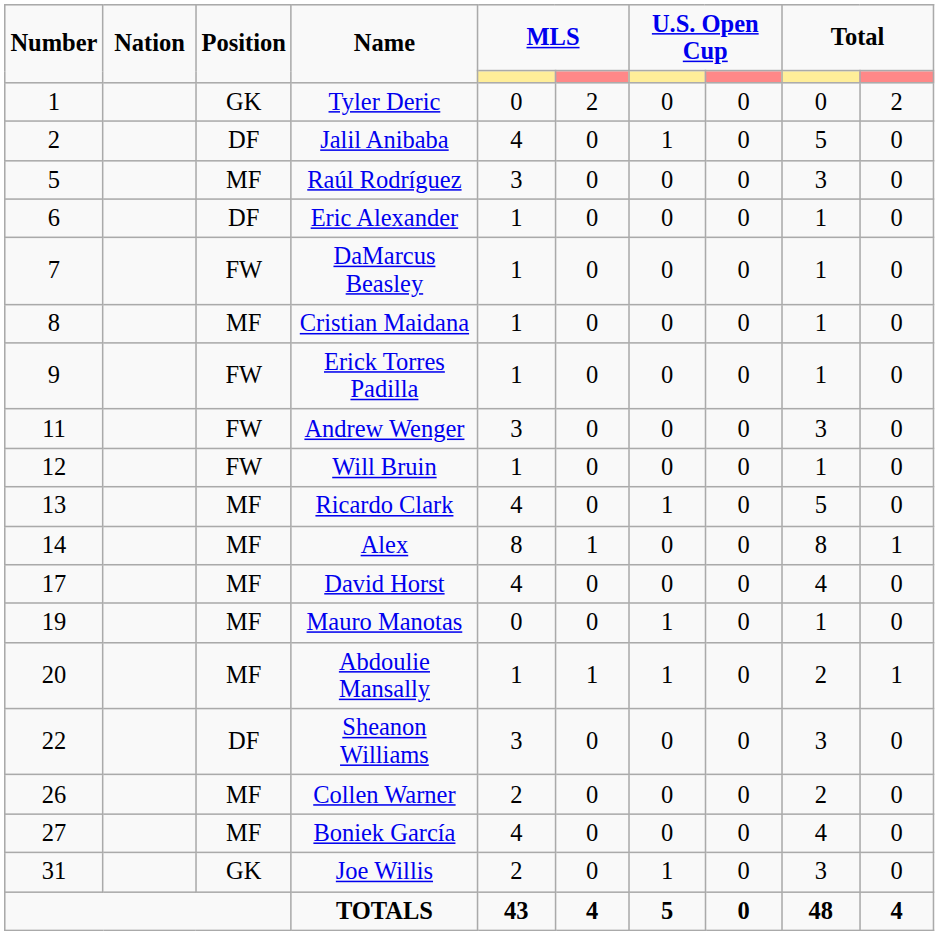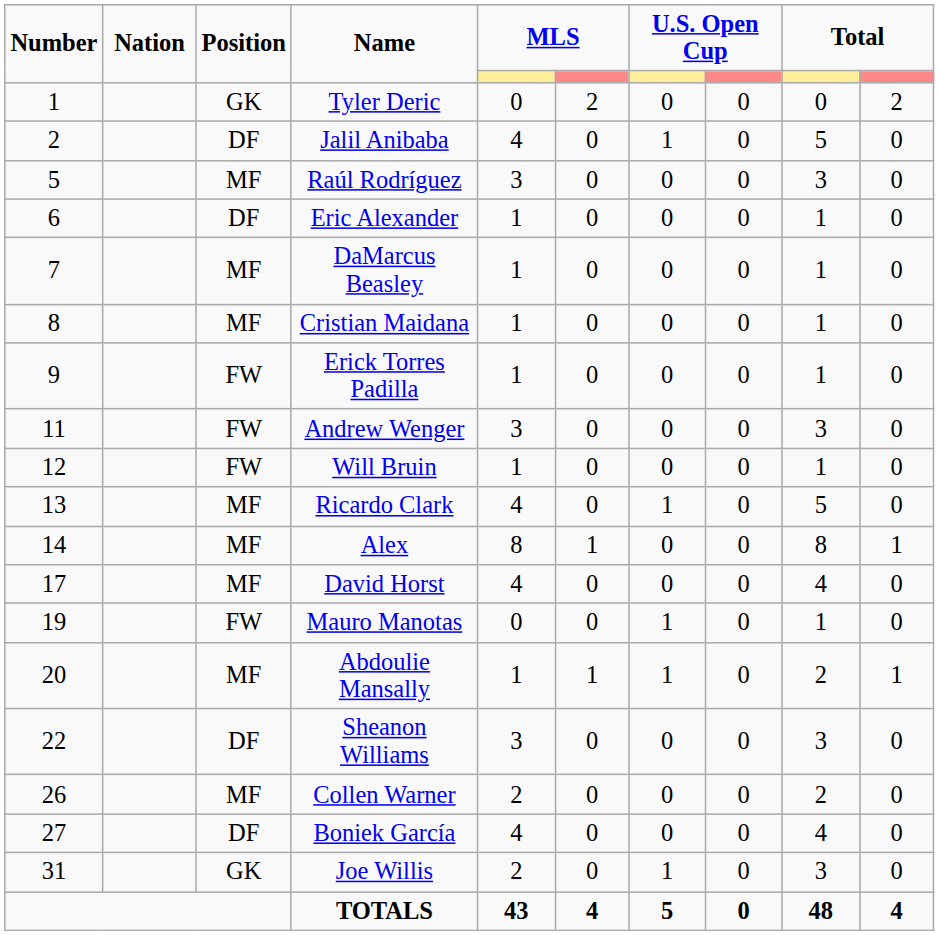(244, 270) FW -> (244, 270) MF
(244, 622) MF -> (244, 622) FW
(244, 832) MF -> (244, 832) DF
